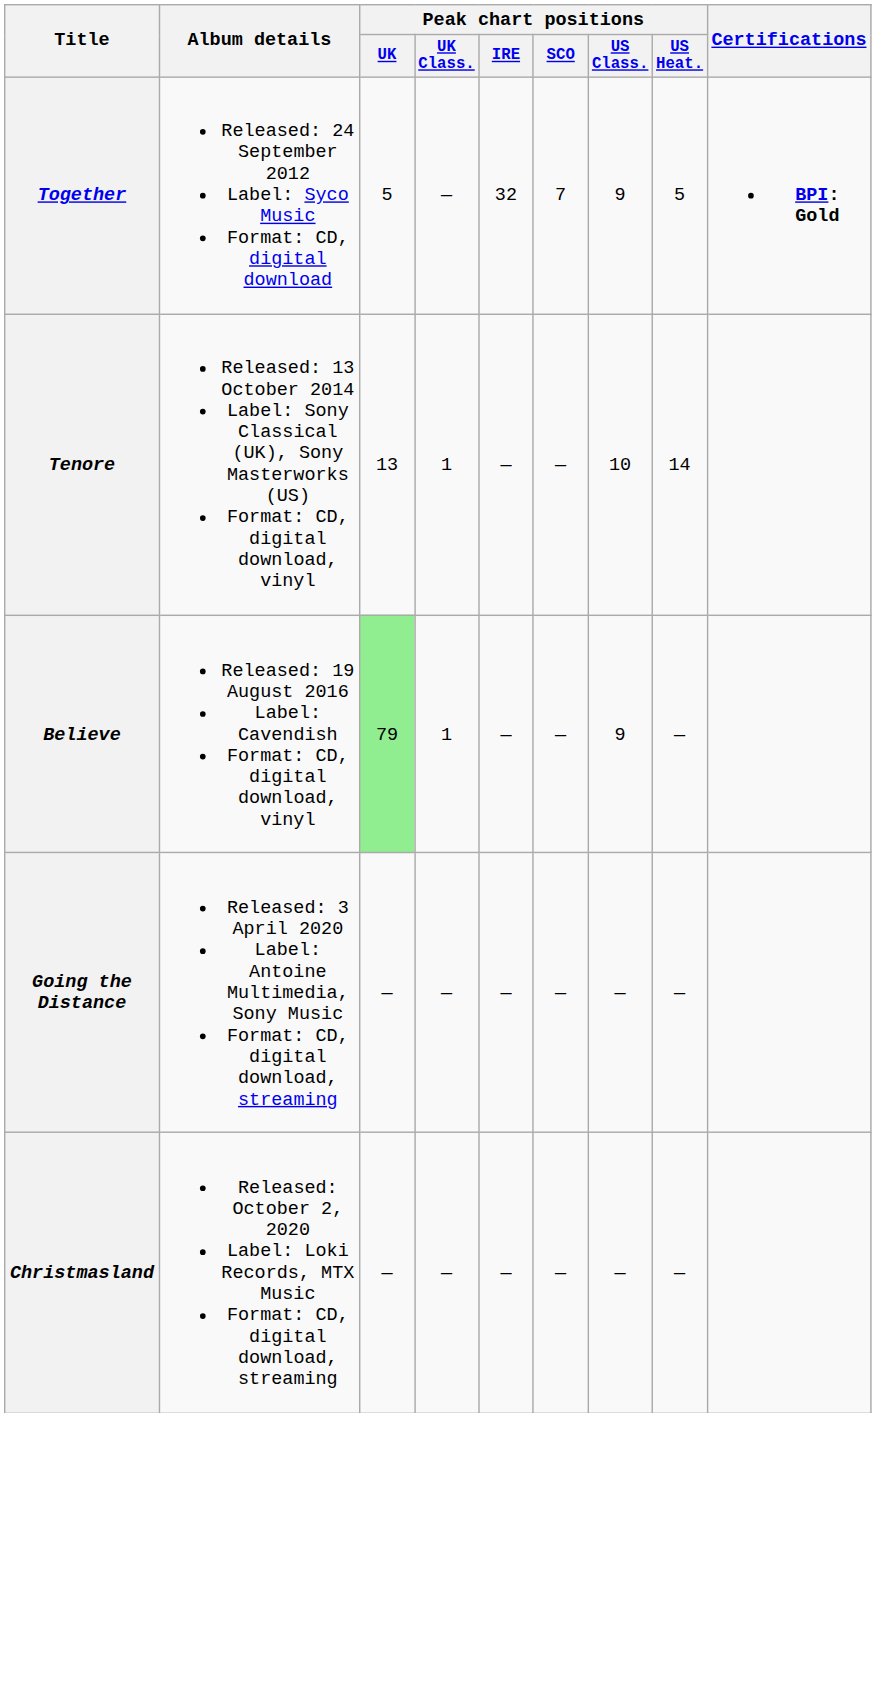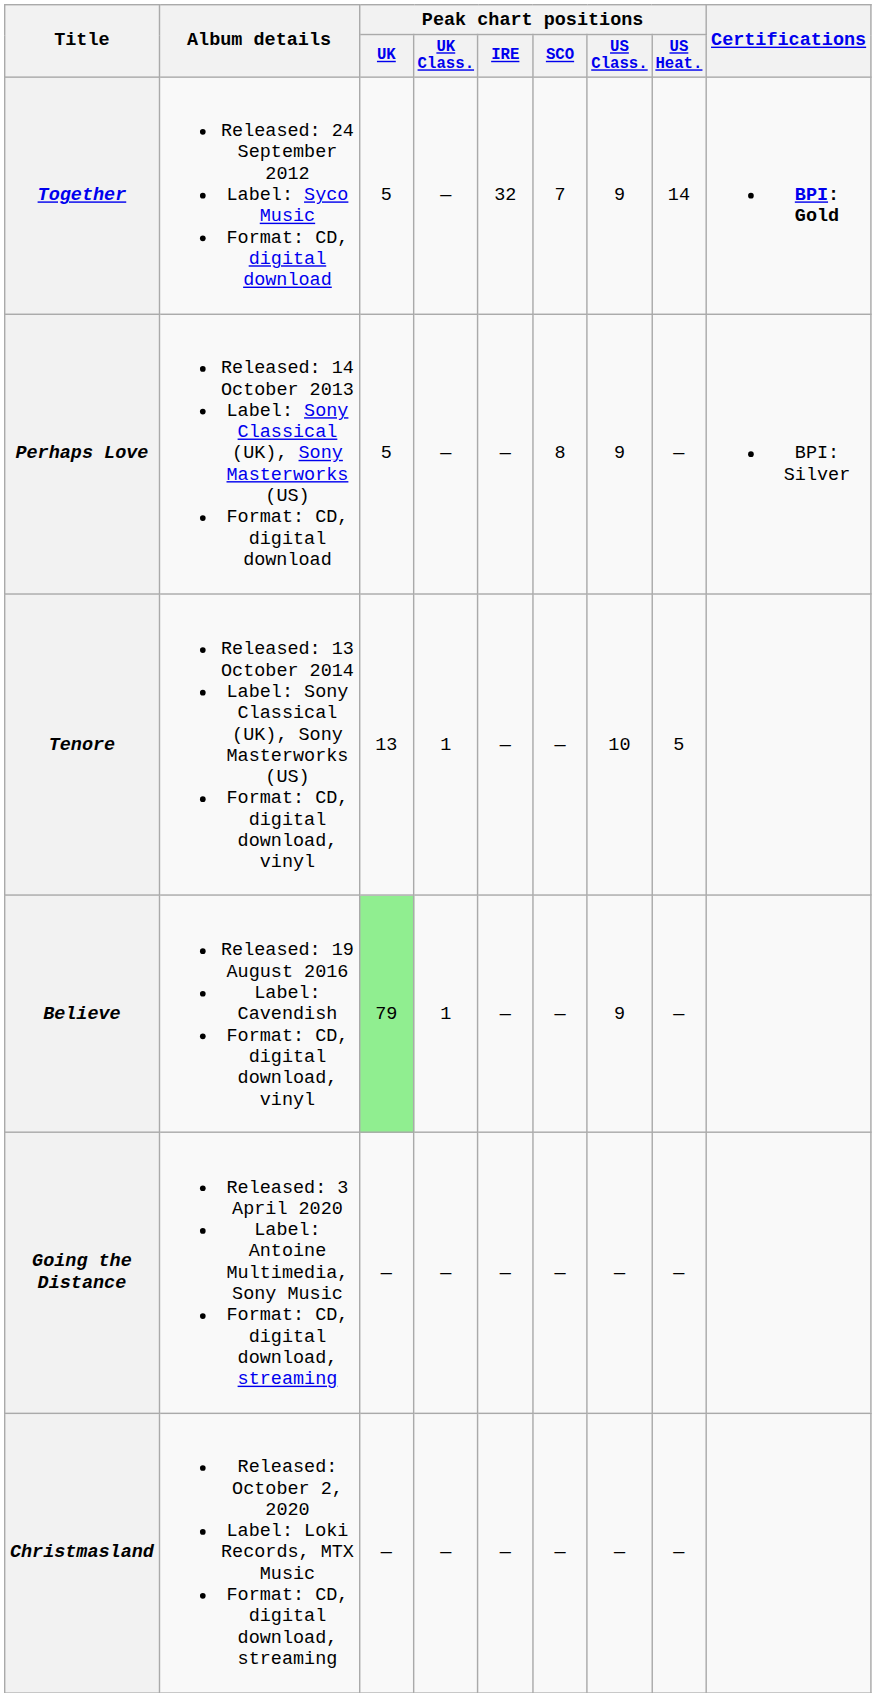(680, 195) 5 -> (679, 195) 14
+ row: (82, 454)
(680, 465) 14 -> (679, 745) 5
